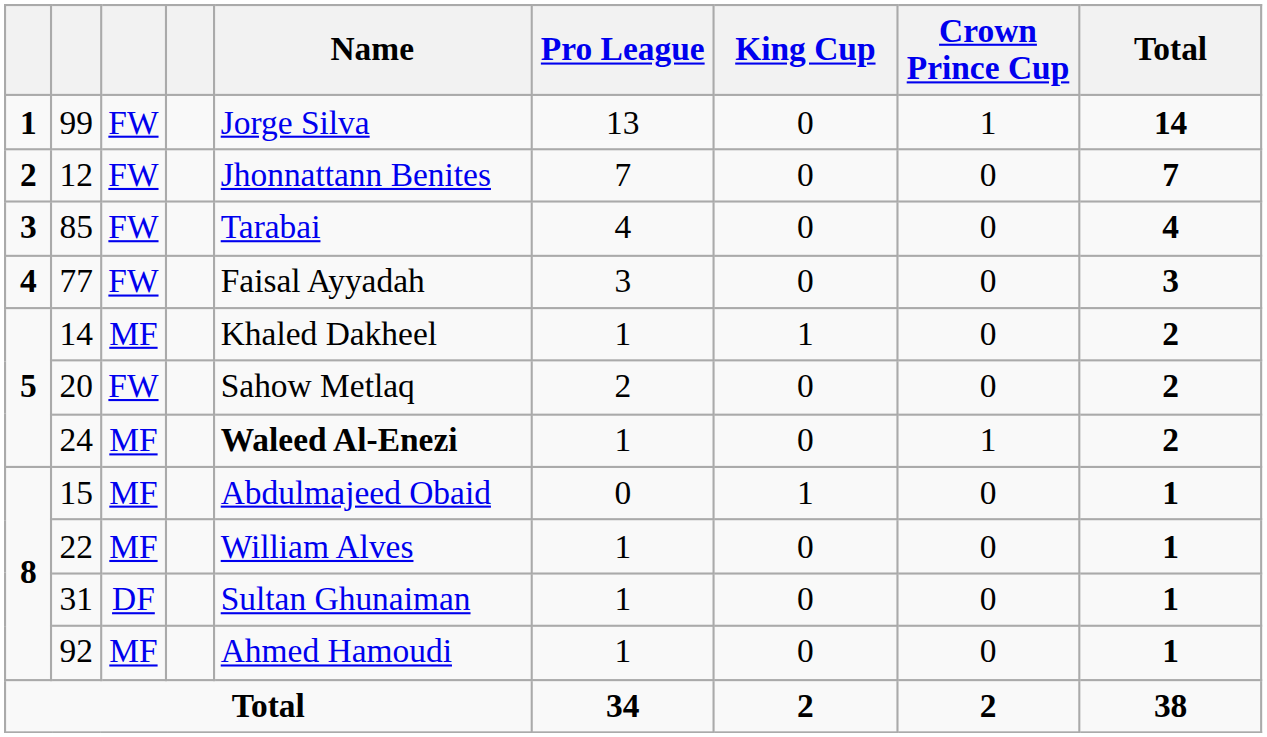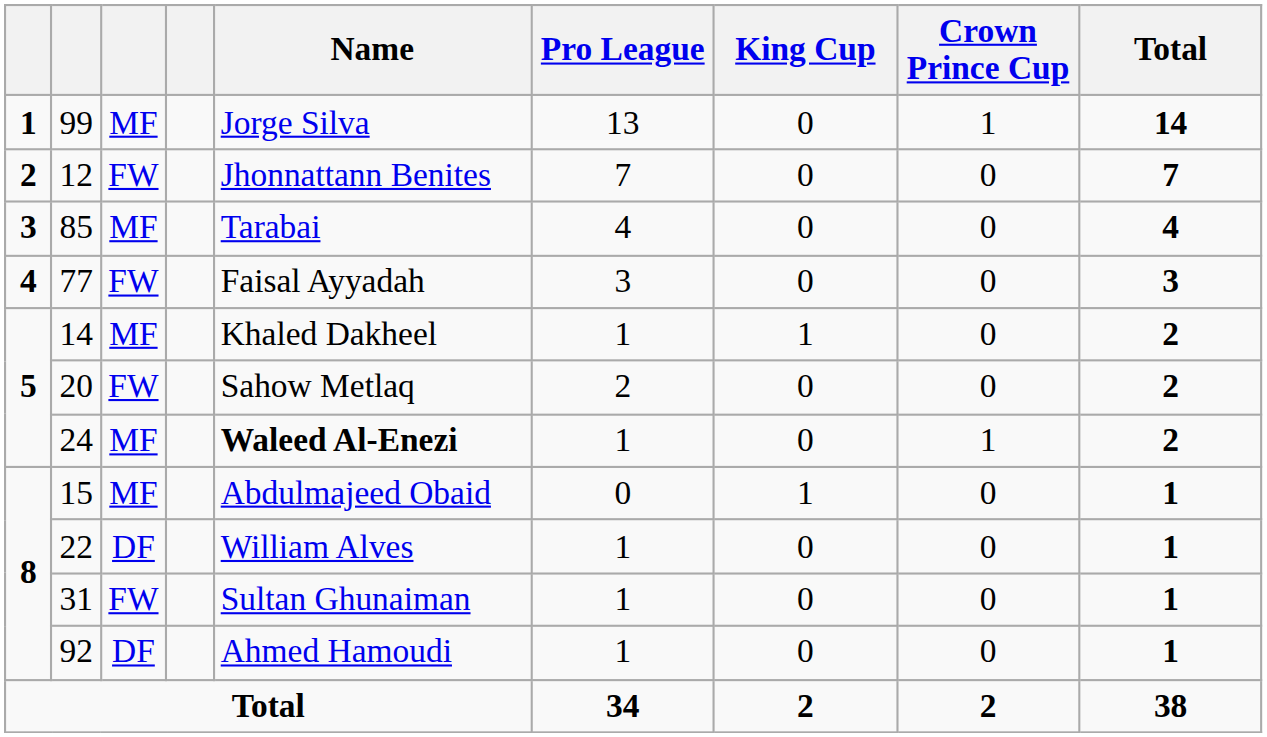(133, 121) FW -> (133, 121) MF
(133, 227) FW -> (133, 227) MF
(133, 545) MF -> (133, 545) DF
(133, 598) DF -> (133, 598) FW
(133, 652) MF -> (133, 652) DF
